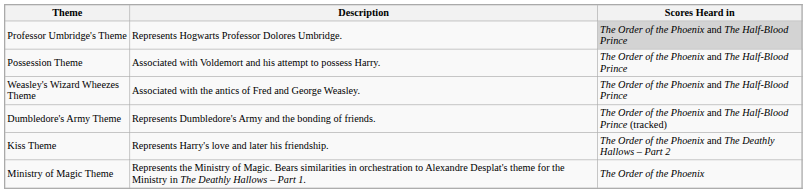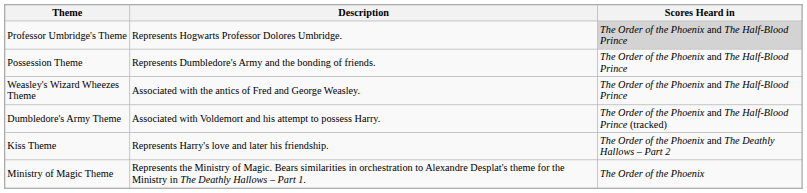(256, 63) Associated with Voldemort and his attempt to possess Harry. -> (254, 63) Represents Dumbledore's Army and the bonding of friends.
(254, 118) Represents Dumbledore's Army and the bonding of friends. -> (256, 118) Associated with Voldemort and his attempt to possess Harry.
